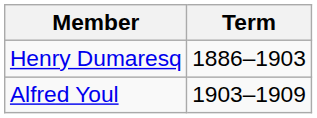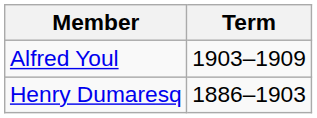rows swapped: (96, 58) <-> (64, 94)
